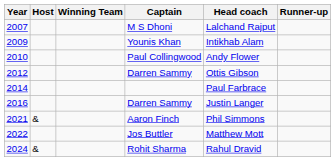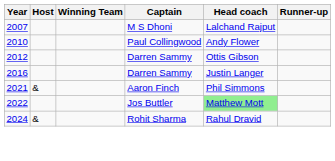- row: (17, 42)
- row: (17, 88)
(235, 133) no background -> (235, 103) lightgreen background
